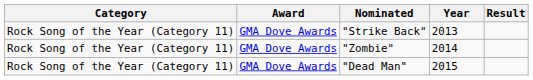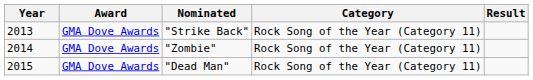columns swapped: (457, 13) <-> (121, 13)
